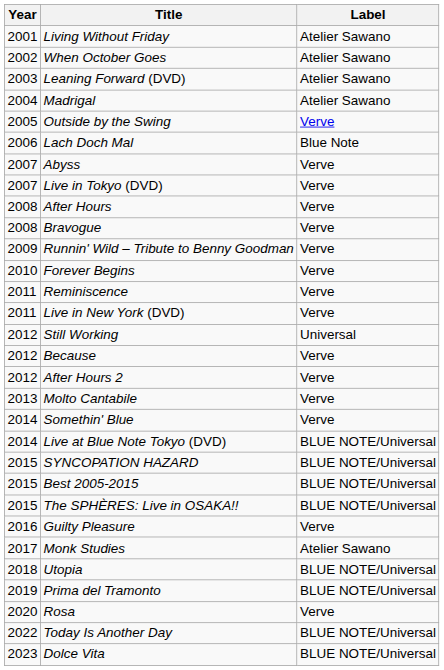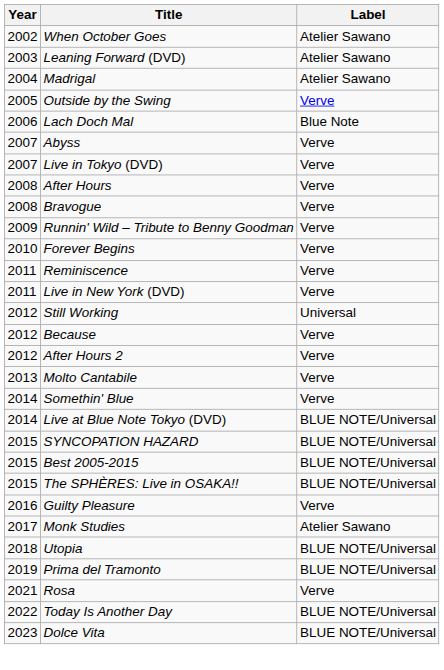- row: (106, 36)
(22, 611) 2020 -> (22, 590) 2021
